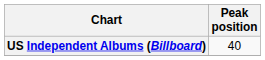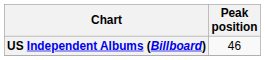(234, 45) 40 -> (234, 45) 46
